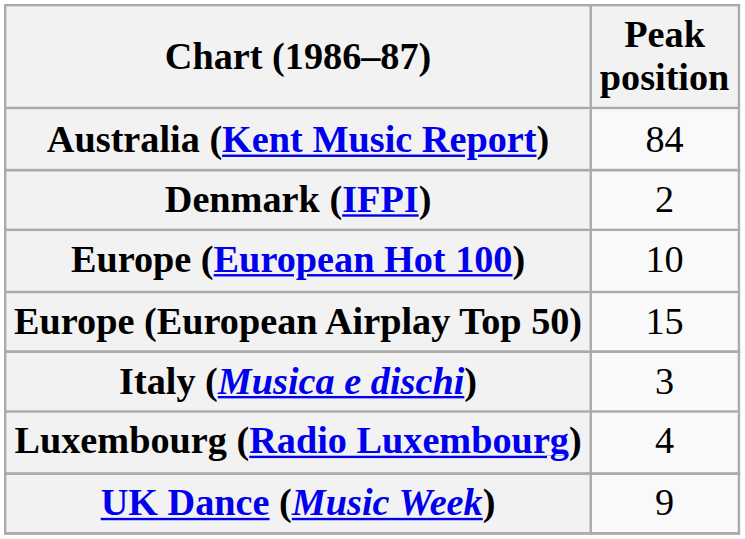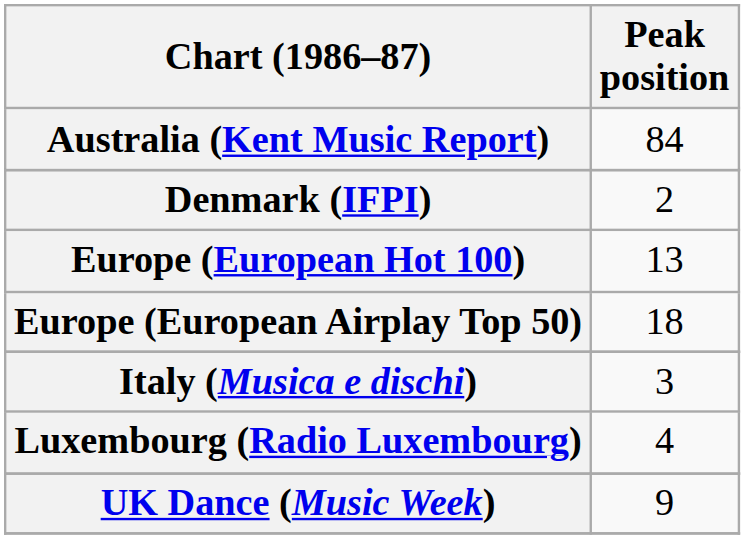(665, 259) 10 -> (665, 259) 13
(665, 320) 15 -> (665, 320) 18
